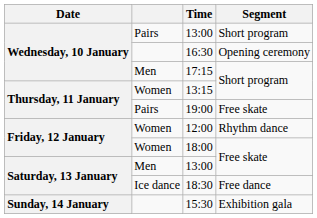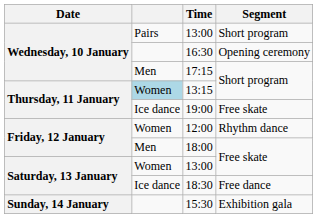(153, 90) no background -> (153, 90) lightblue background
(146, 109) Pairs -> (157, 109) Ice dance
(153, 147) Women -> (145, 147) Men
(145, 166) Men -> (153, 166) Women
